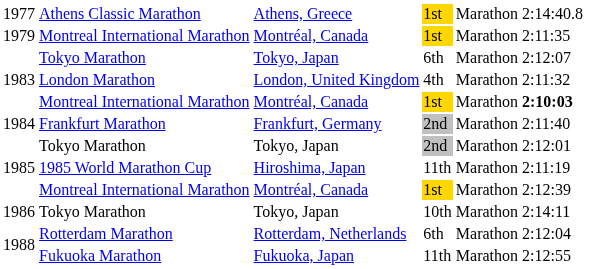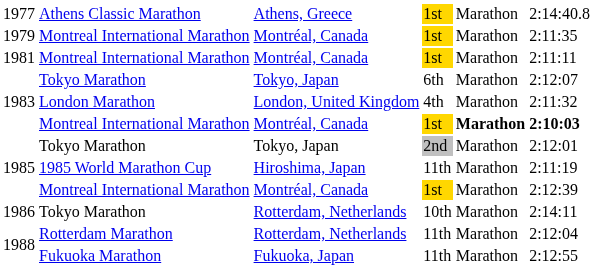+ row: (19, 58)
(487, 102) normal -> (490, 124) bold
- row: (19, 124)
(296, 212) Tokyo, Japan -> (330, 212) Rotterdam, Netherlands
(434, 234) 6th -> (437, 234) 11th
